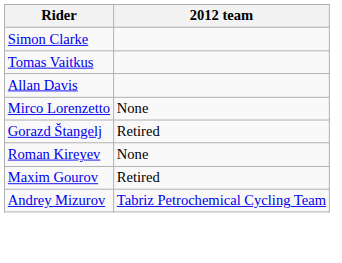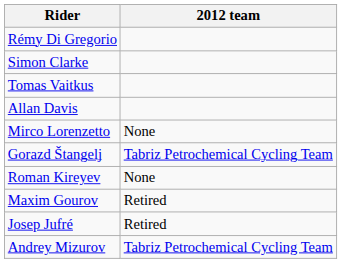+ row: (62, 39)
(138, 131) Retired -> (228, 154) Tabriz Petrochemical Cycling Team
+ row: (40, 223)
